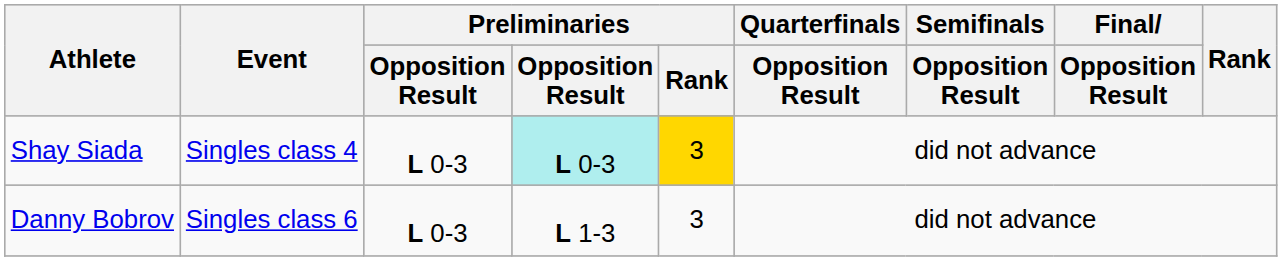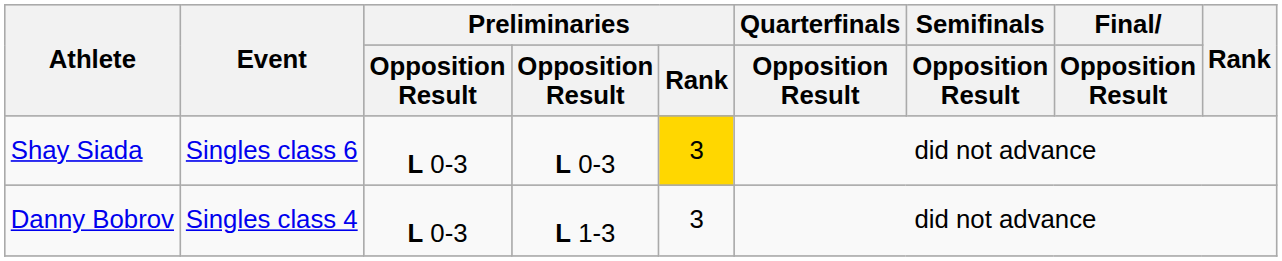(272, 150) Singles class 4 -> (272, 150) Singles class 6
(585, 164) paleturquoise background -> (585, 164) no background
(272, 219) Singles class 6 -> (272, 219) Singles class 4
